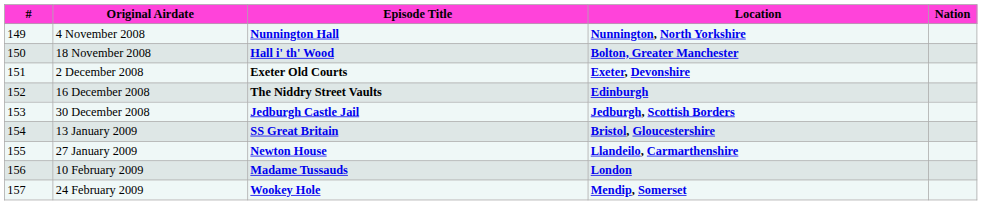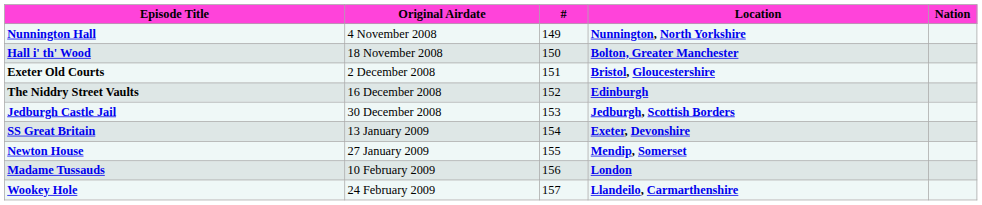columns swapped: (29, 14) <-> (418, 14)
(640, 72) Exeter, Devonshire -> (653, 72) Bristol, Gloucestershire
(653, 131) Bristol, Gloucestershire -> (640, 131) Exeter, Devonshire
(665, 151) Llandeilo, Carmarthenshire -> (639, 151) Mendip, Somerset
(639, 190) Mendip, Somerset -> (665, 190) Llandeilo, Carmarthenshire
